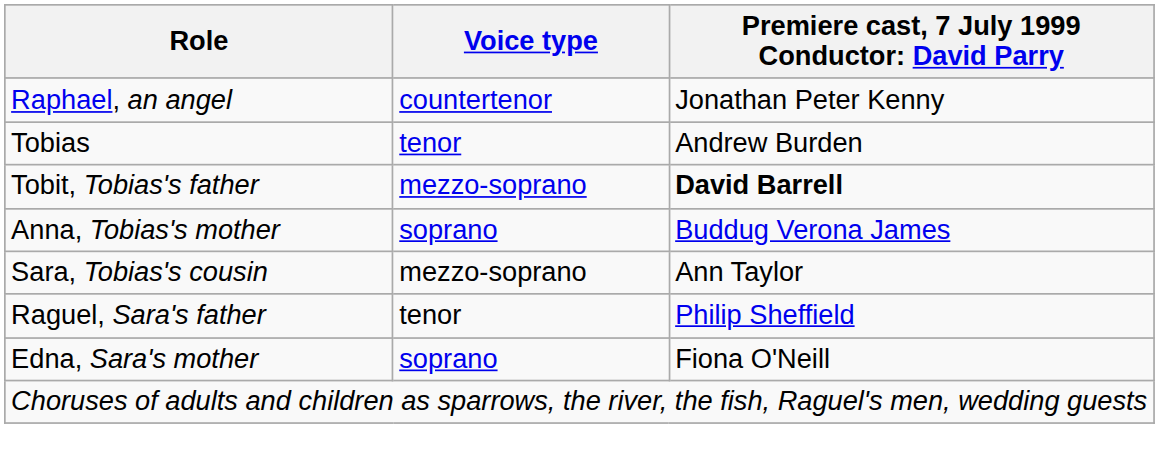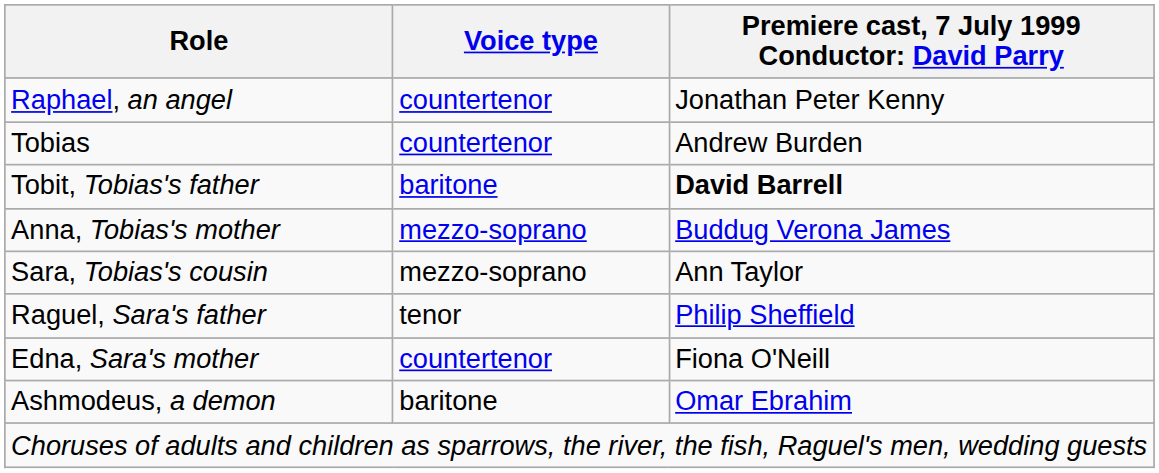(430, 142) tenor -> (476, 142) countertenor
(493, 186) mezzo-soprano -> (448, 186) baritone
(448, 229) soprano -> (493, 229) mezzo-soprano
(448, 358) soprano -> (476, 358) countertenor
+ row: (143, 401)
